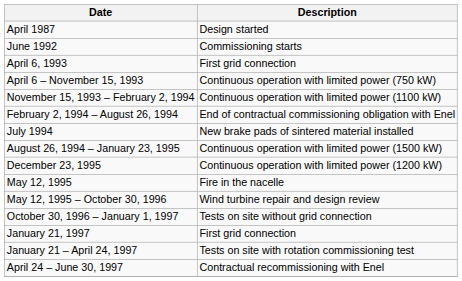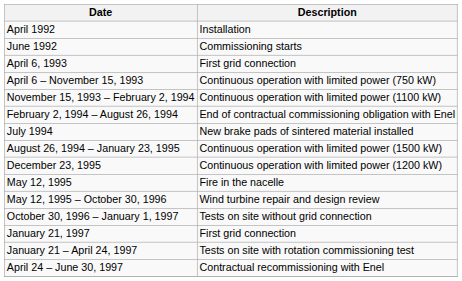- row: (31, 30)
+ row: (31, 30)
